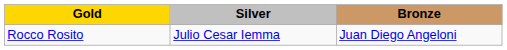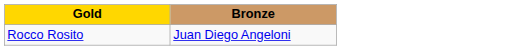- column: (253, 14)
